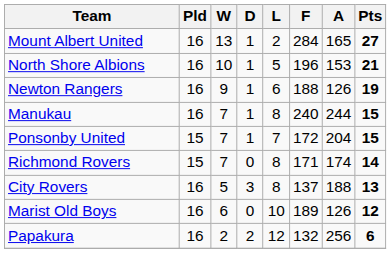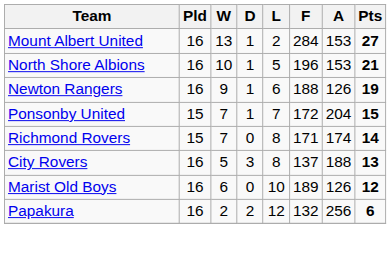(338, 41) 165 -> (338, 41) 153
- row: (40, 114)
